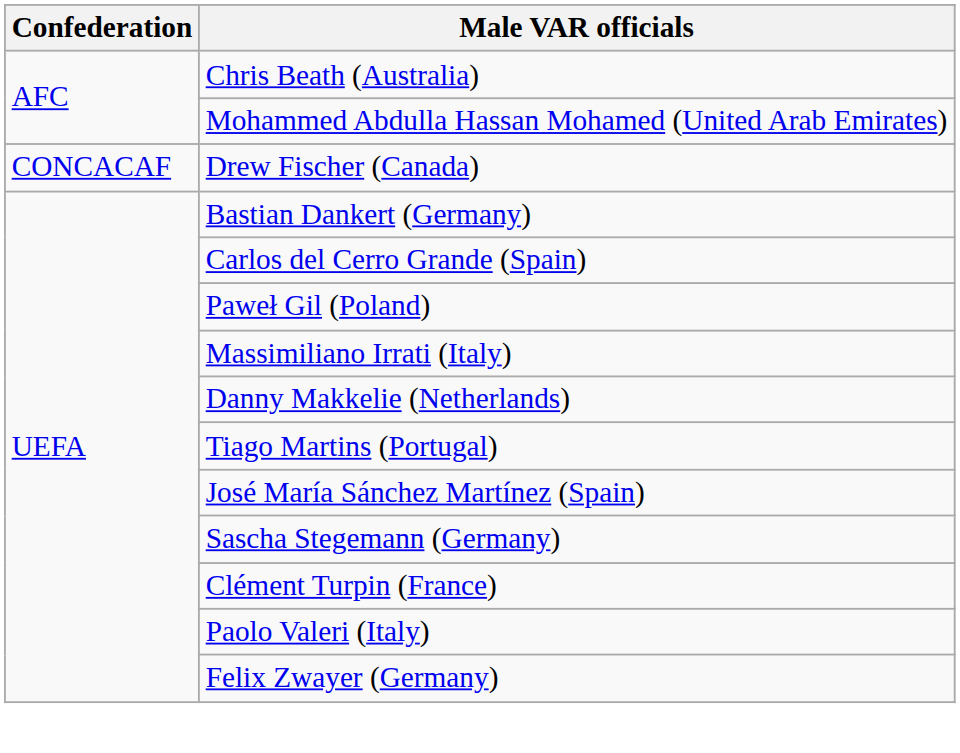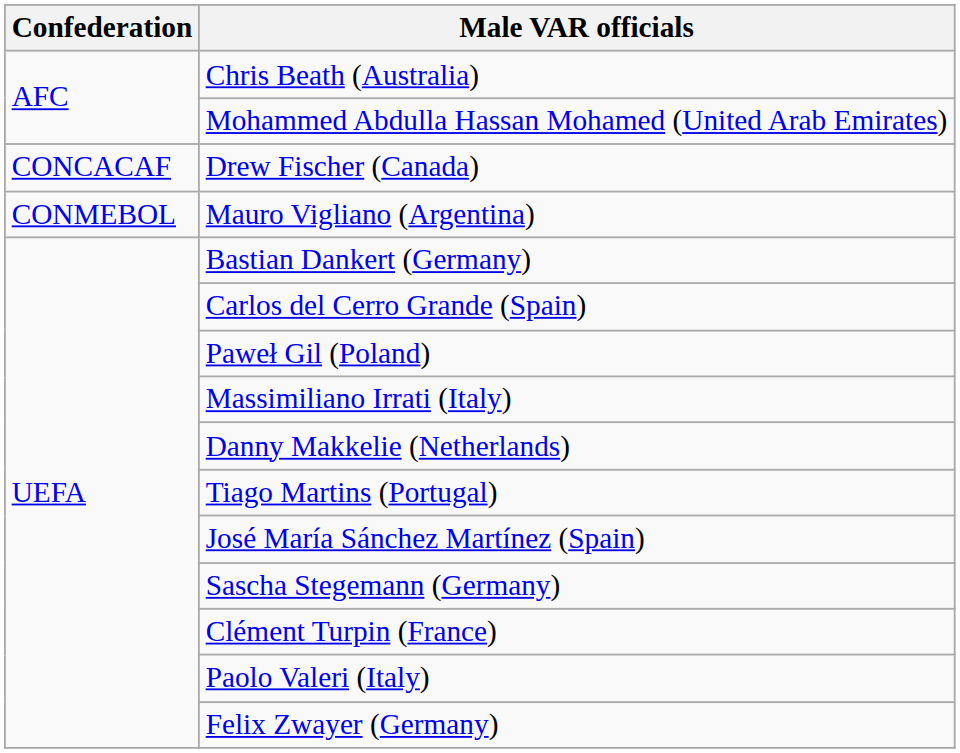+ row: (370, 213)
